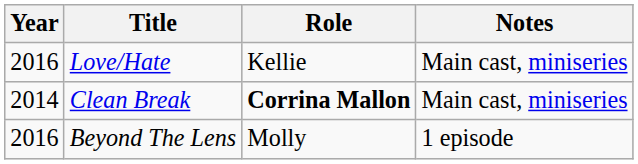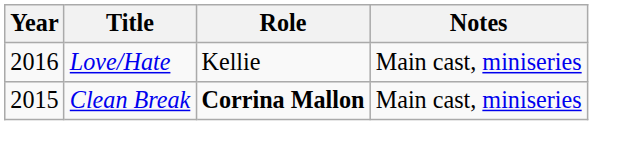(34, 100) 2014 -> (34, 100) 2015
- row: (153, 138)
